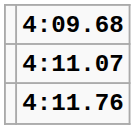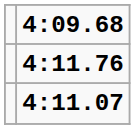rows swapped: (73, 64) <-> (73, 103)
